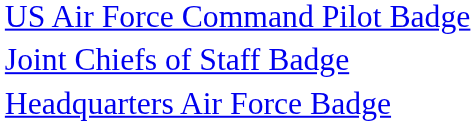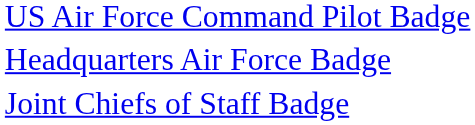rows swapped: (198, 103) <-> (177, 59)
